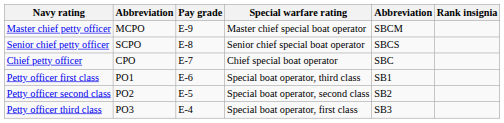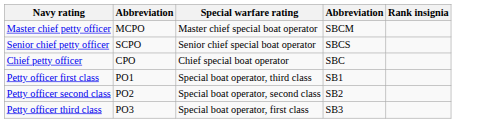- column: (200, 12)
